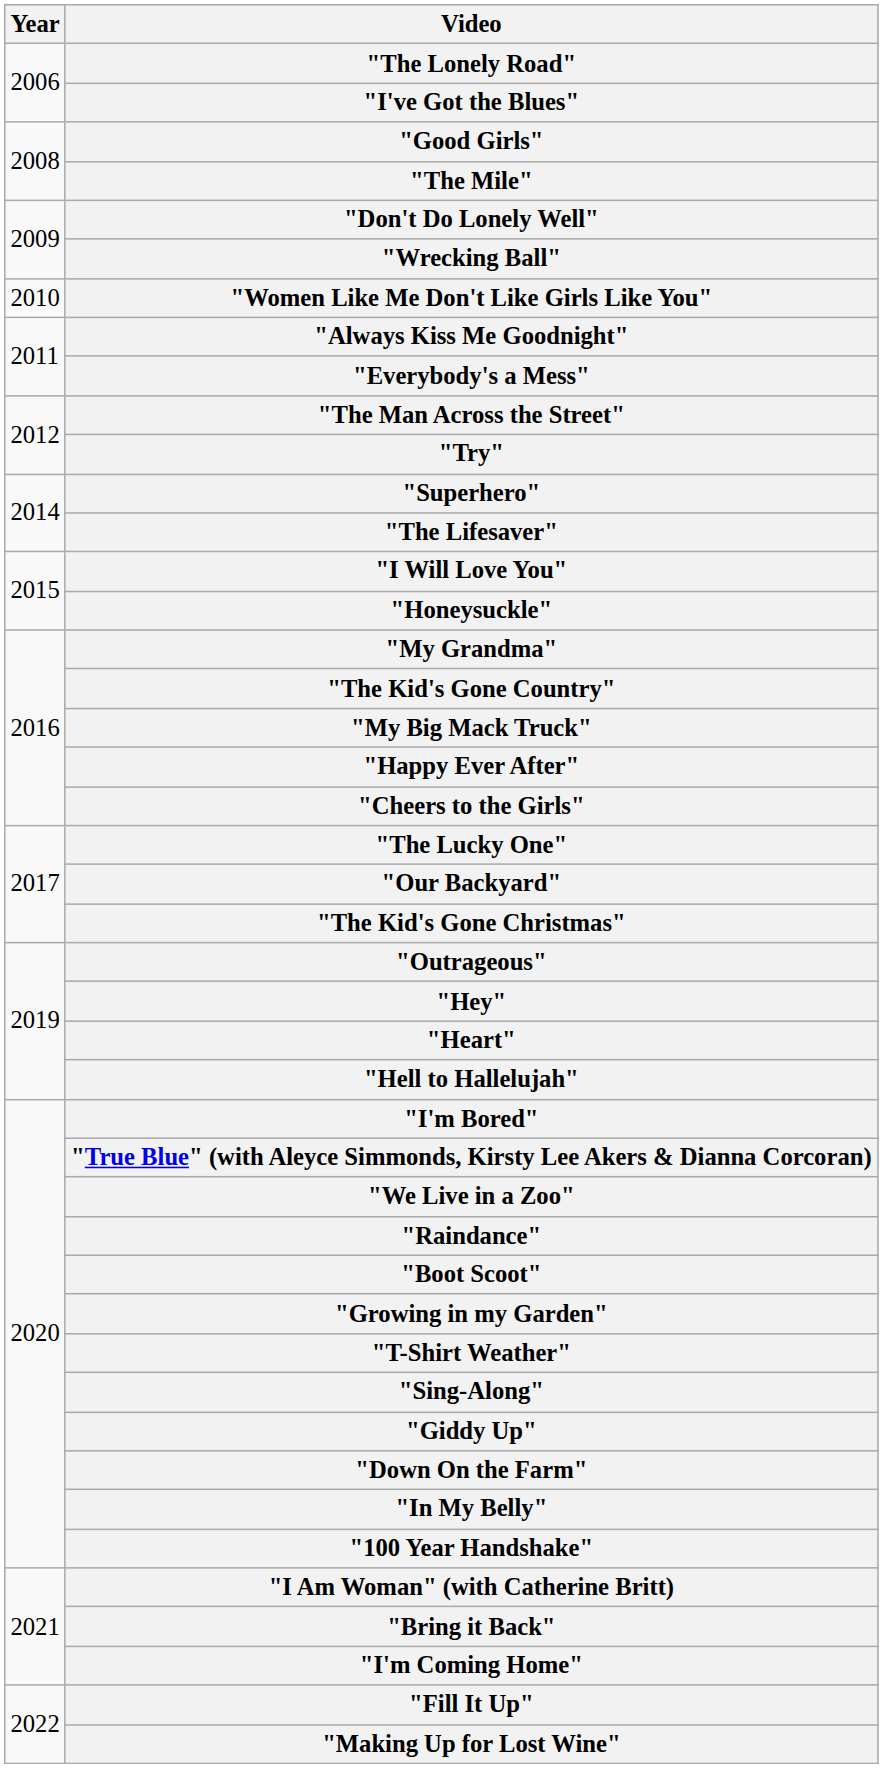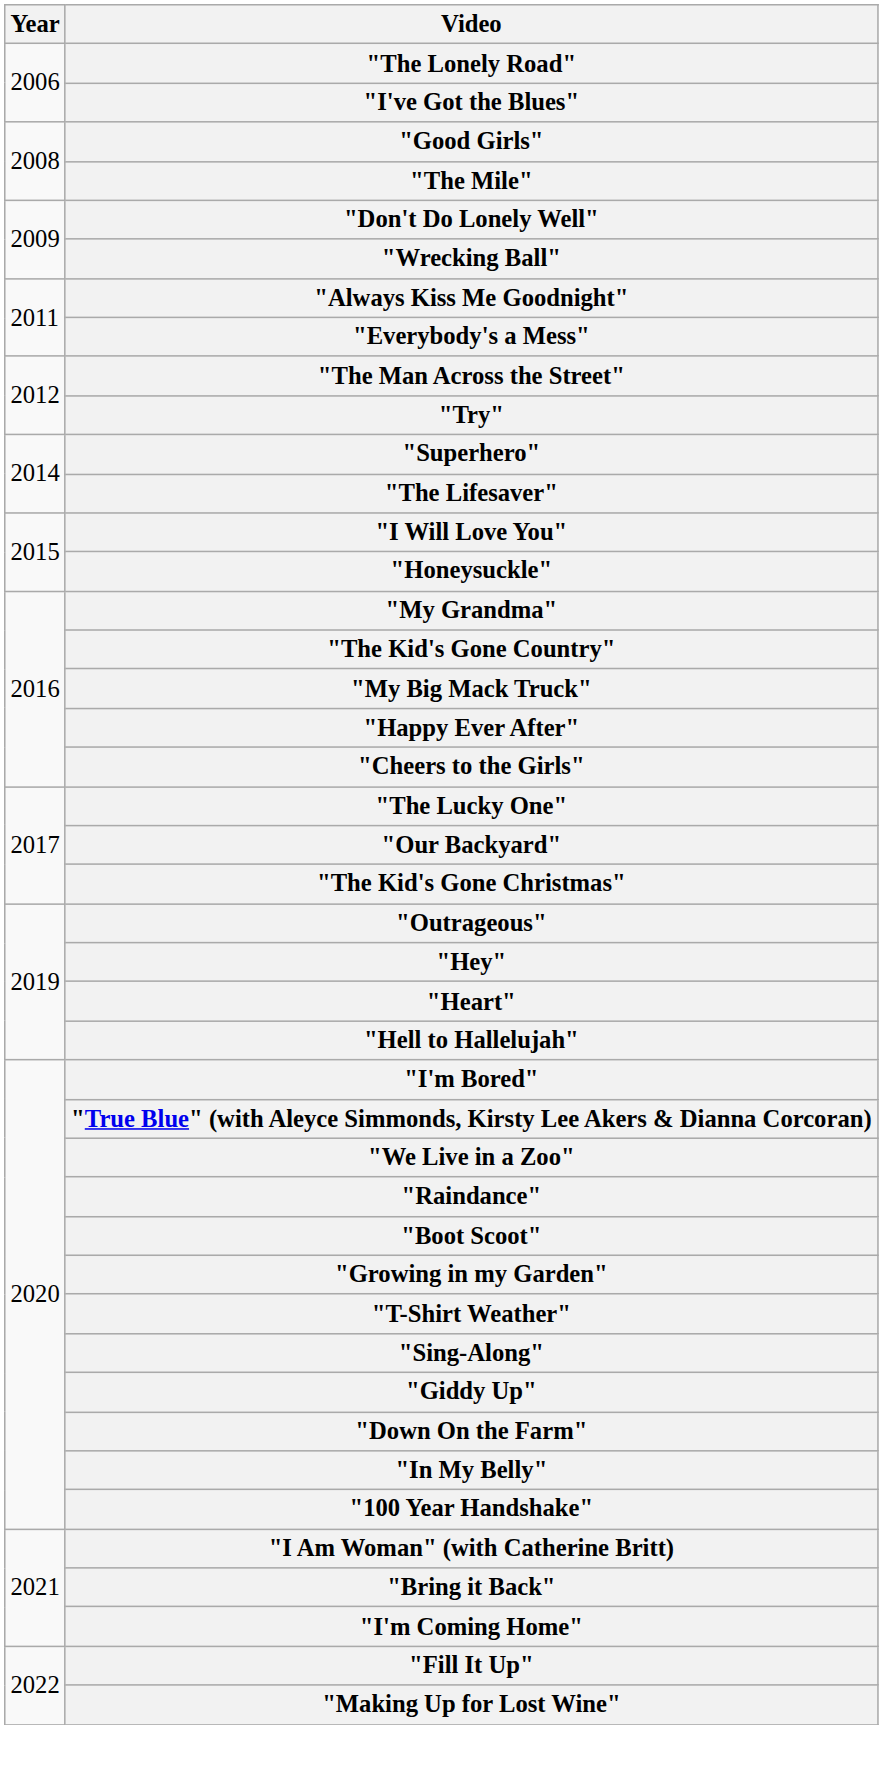- row: (471, 297)
